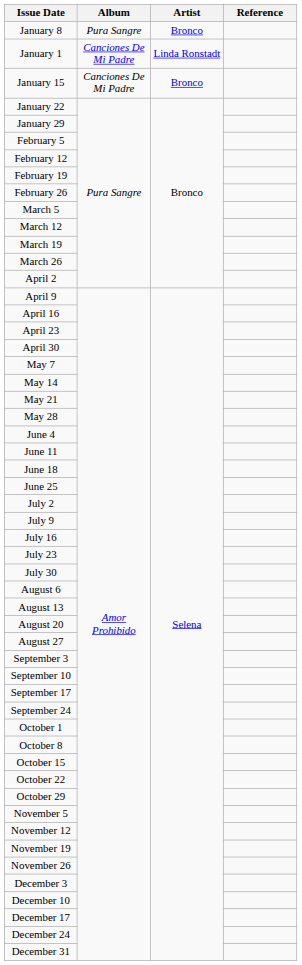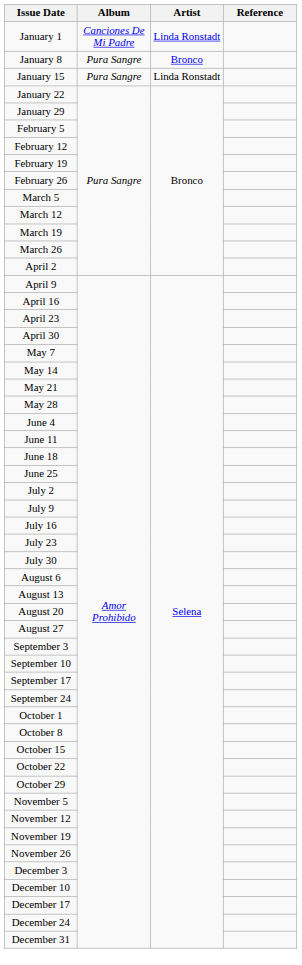rows swapped: (41, 53) <-> (41, 30)
(114, 83) Canciones De Mi Padre -> (114, 77) Pura Sangre
(187, 83) Bronco -> (187, 77) Linda Ronstadt
